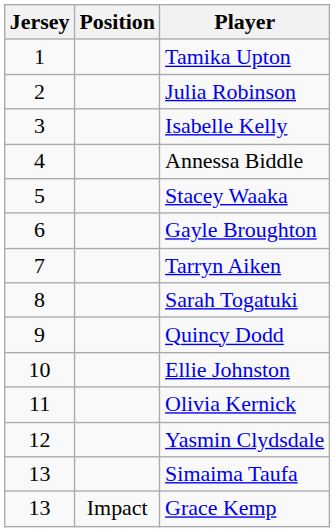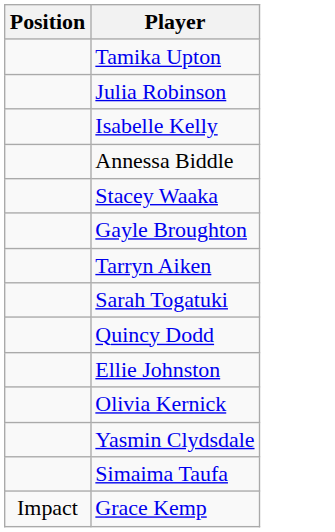- column: (40, 21)
